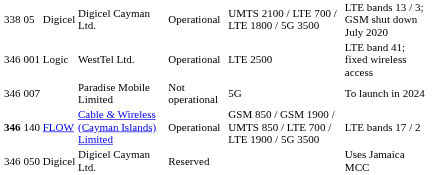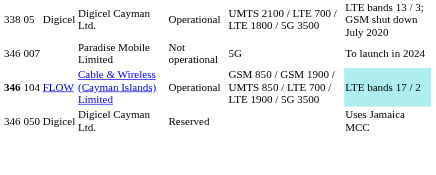- row: (56, 59)
(32, 127) 140 -> (32, 87) 104
(383, 127) no background -> (383, 87) paleturquoise background
